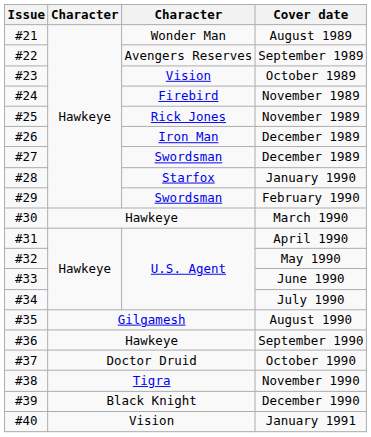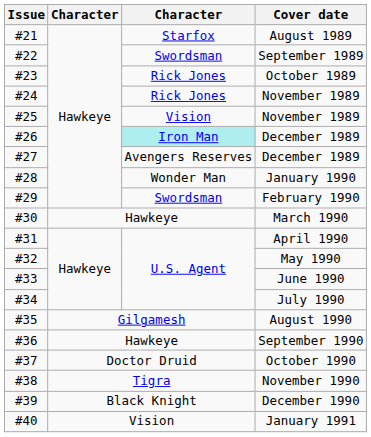(188, 35) Wonder Man -> (188, 35) Starfox
(188, 55) Avengers Reserves -> (188, 55) Swordsman
(188, 76) Vision -> (188, 76) Rick Jones
(188, 96) Firebird -> (188, 96) Rick Jones
(188, 116) Rick Jones -> (188, 116) Vision
(188, 137) no background -> (188, 137) paleturquoise background
(188, 157) Swordsman -> (188, 157) Avengers Reserves
(188, 177) Starfox -> (188, 177) Wonder Man
